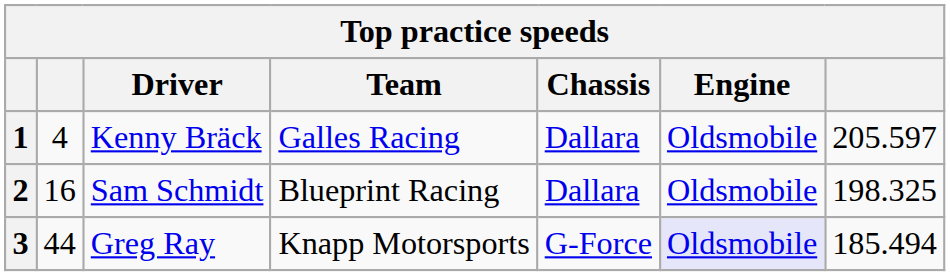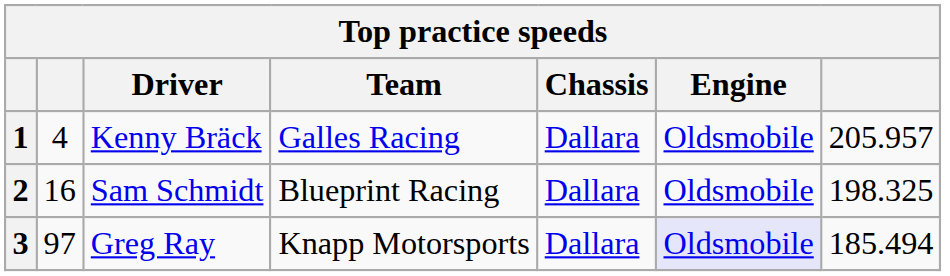(885, 137) 205.597 -> (881, 137) 205.957
(60, 243) 44 -> (60, 243) 97
(598, 243) G-Force -> (592, 243) Dallara
